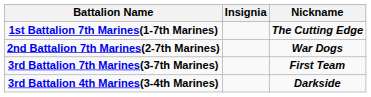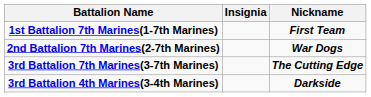(317, 30) The Cutting Edge -> (317, 30) First Team
(317, 65) First Team -> (317, 65) The Cutting Edge
